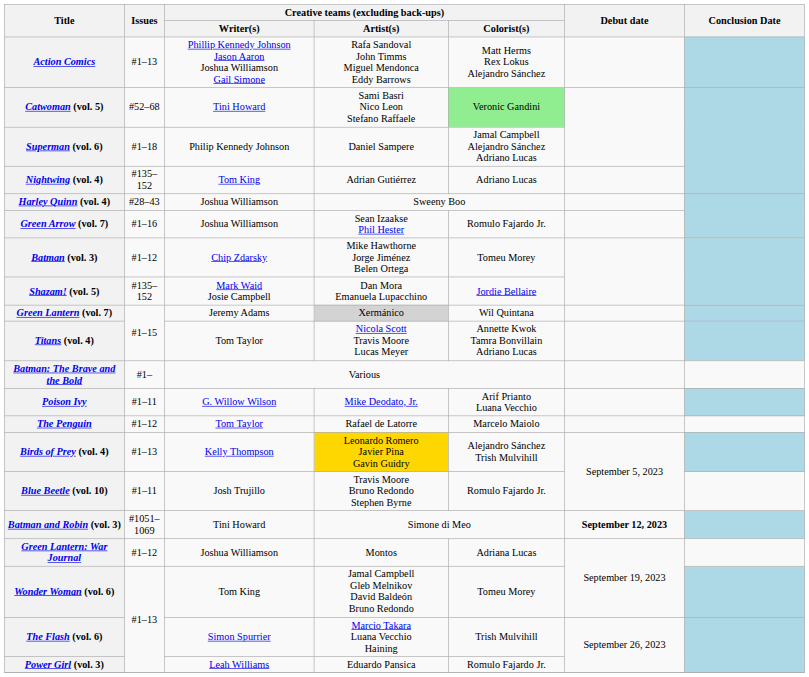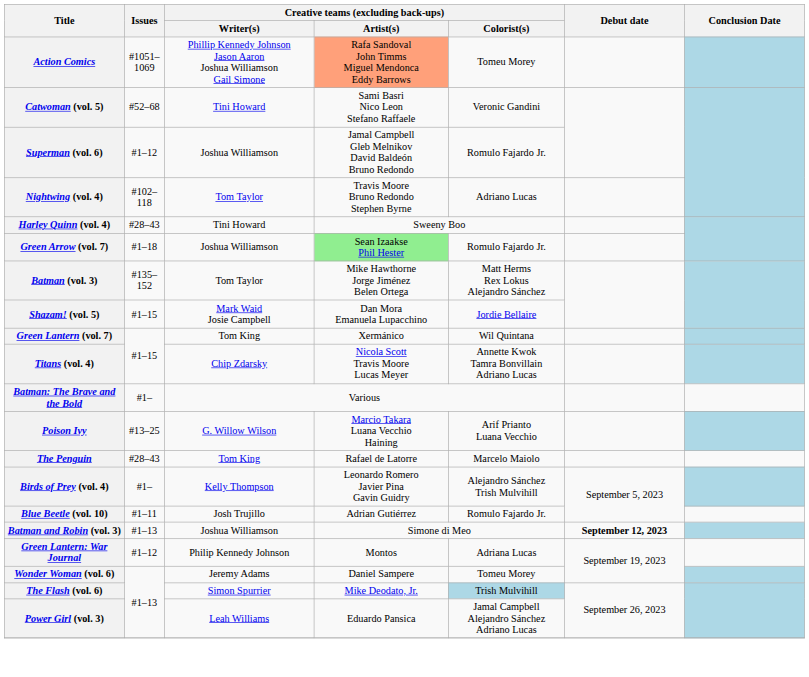(144, 62) #1–13 -> (144, 62) #1051–1069
(381, 62) no background -> (381, 62) lightsalmon background
(506, 62) Matt Herms Rex Lokus Alejandro Sánchez -> (506, 62) Tomeu Morey
(506, 107) lightgreen background -> (506, 107) no background
(144, 146) #1–18 -> (144, 152) #1–12
(239, 146) Philip Kennedy Johnson -> (239, 152) Joshua Williamson
(381, 146) Daniel Sampere -> (381, 152) Jamal Campbell Gleb Melnikov David Baldeón Bruno Redondo
(506, 146) Jamal Campbell Alejandro Sánchez Adriano Lucas -> (506, 152) Romulo Fajardo Jr.
(144, 180) #135–152 -> (144, 197) #102–118
(239, 180) Tom King -> (239, 197) Tom Taylor
(381, 180) Adrian Gutiérrez -> (381, 197) Travis Moore Bruno Redondo Stephen Byrne
(239, 202) Joshua Williamson -> (239, 225) Tini Howard
(144, 224) #1–16 -> (144, 247) #1–18
(381, 224) no background -> (381, 247) lightgreen background
(144, 257) #1–12 -> (144, 280) #135–152
(239, 257) Chip Zdarsky -> (239, 280) Tom Taylor
(506, 257) Tomeu Morey -> (506, 280) Matt Herms Rex Lokus Alejandro Sánchez
(144, 291) #135–152 -> (144, 314) #1–15
(239, 313) Jeremy Adams -> (239, 336) Tom King
(381, 313) lightgrey background -> (381, 336) no background
(239, 341) Tom Taylor -> (239, 364) Chip Zdarsky
(144, 402) #1–11 -> (144, 431) #13–25
(381, 402) Mike Deodato, Jr. -> (381, 431) Marcio Takara Luana Vecchio Haining
(144, 424) #1–12 -> (144, 458) #28–43
(239, 424) Tom Taylor -> (239, 458) Tom King
(144, 452) #1–13 -> (144, 486) #1–
(381, 452) gold background -> (381, 486) no background
(381, 491) Travis Moore Bruno Redondo Stephen Byrne -> (381, 514) Adrian Gutiérrez
(144, 524) #1051–1069 -> (144, 530) #1–13
(239, 524) Tini Howard -> (239, 530) Joshua Williamson
(239, 552) Joshua Williamson -> (239, 552) Philip Kennedy Johnson
(239, 591) Tom King -> (239, 574) Jeremy Adams
(381, 591) Jamal Campbell Gleb Melnikov David Baldeón Bruno Redondo -> (381, 574) Daniel Sampere
(381, 636) Marcio Takara Luana Vecchio Haining -> (381, 590) Mike Deodato, Jr.
(506, 636) no background -> (506, 590) lightblue background
(506, 664) Romulo Fajardo Jr. -> (506, 618) Jamal Campbell Alejandro Sánchez Adriano Lucas
